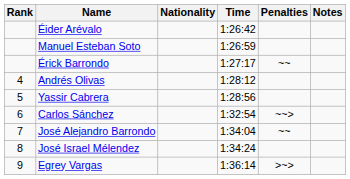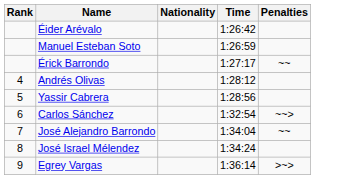- column: (328, 13)
